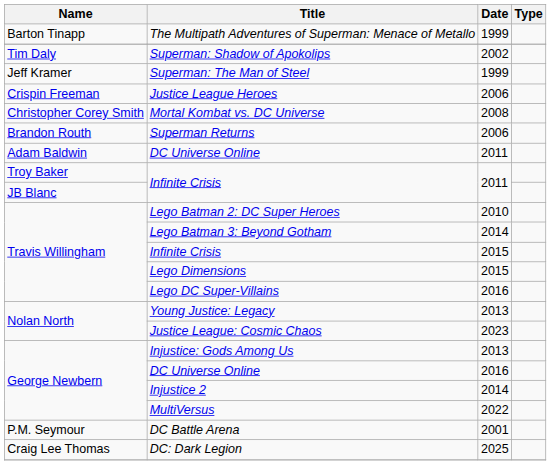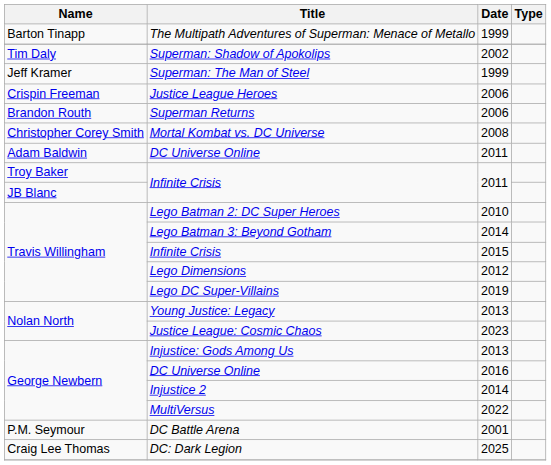rows swapped: (49, 133) <-> (76, 113)
(495, 271) 2015 -> (495, 271) 2012
(495, 291) 2016 -> (495, 291) 2019
